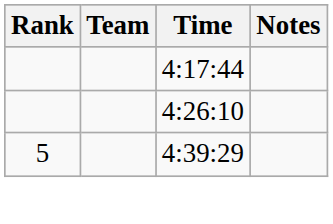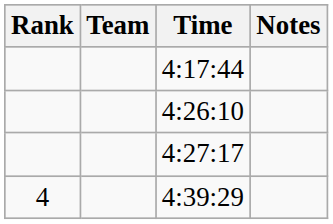+ row: (203, 153)
(42, 153) 5 -> (42, 196) 4
